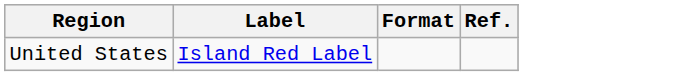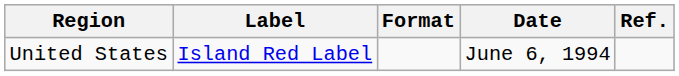+ column: (538, 21)
